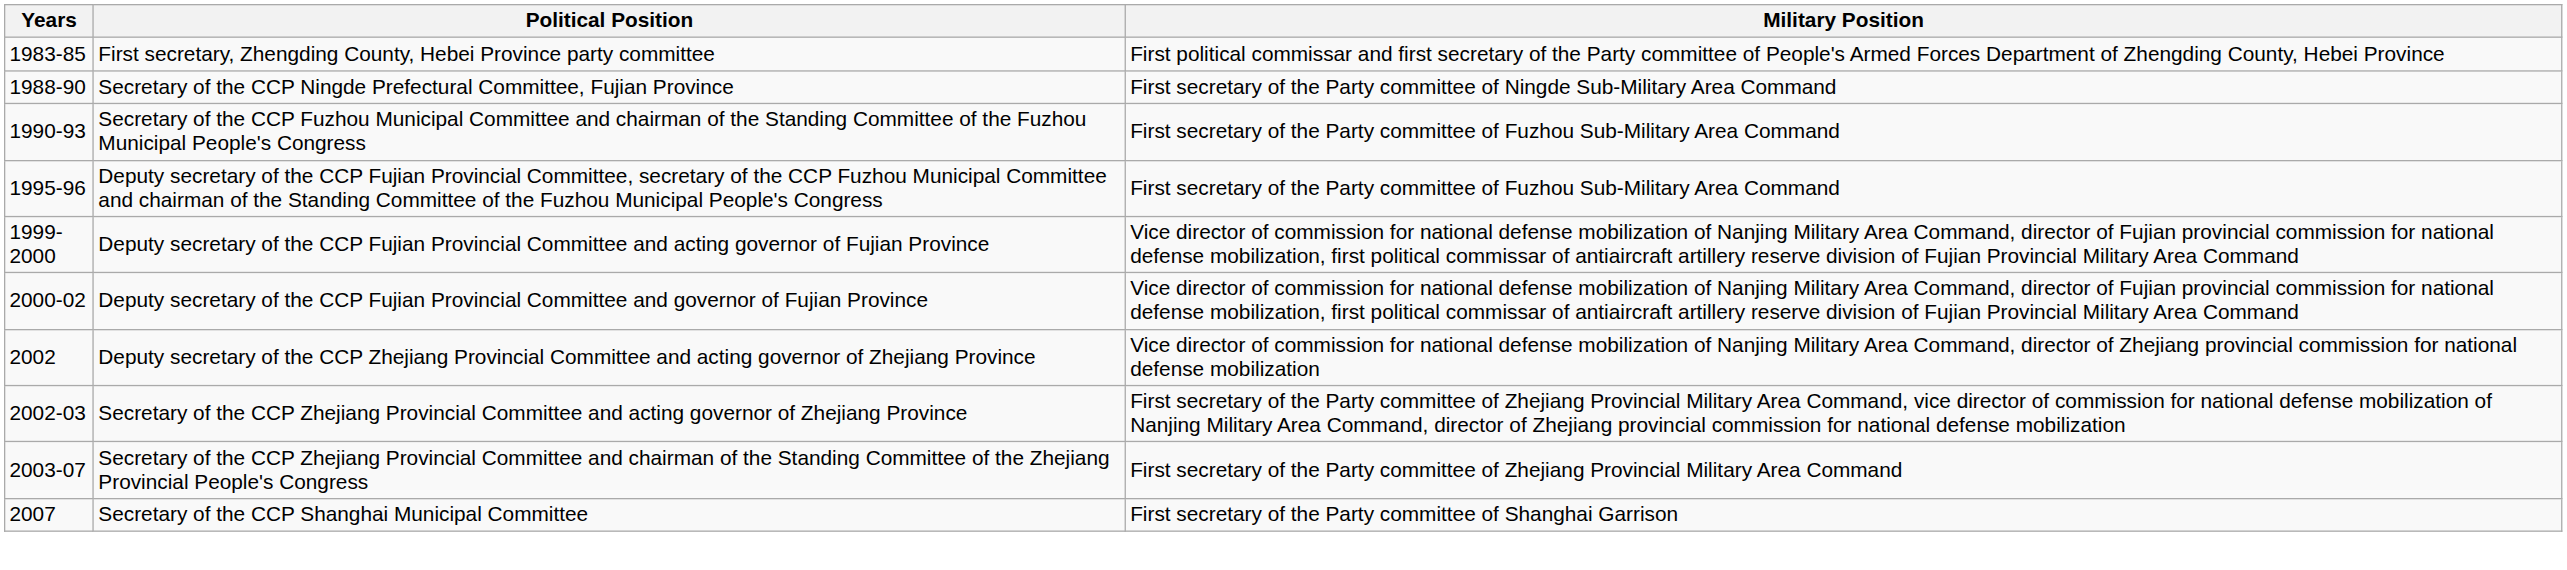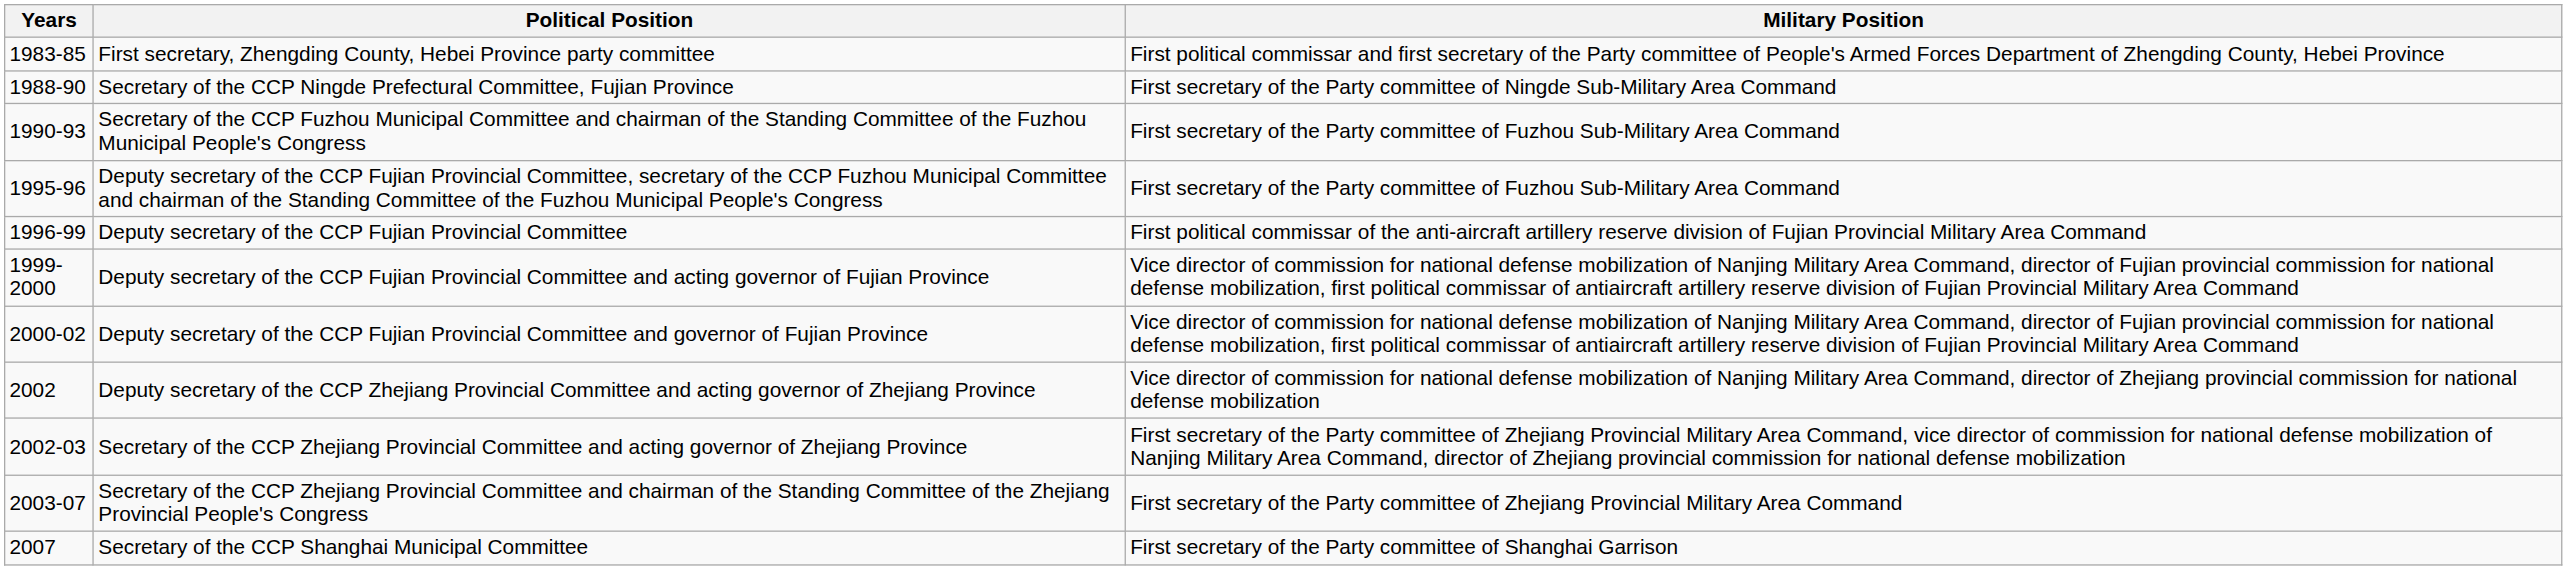+ row: (363, 232)
